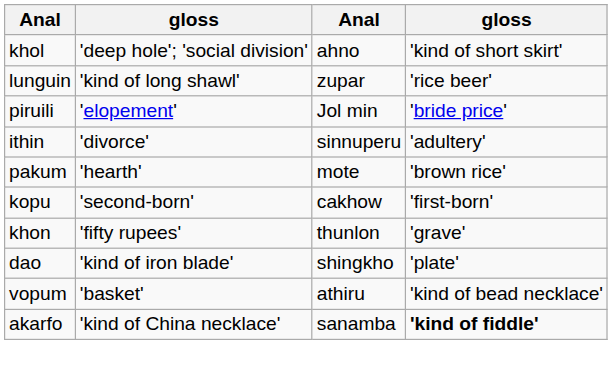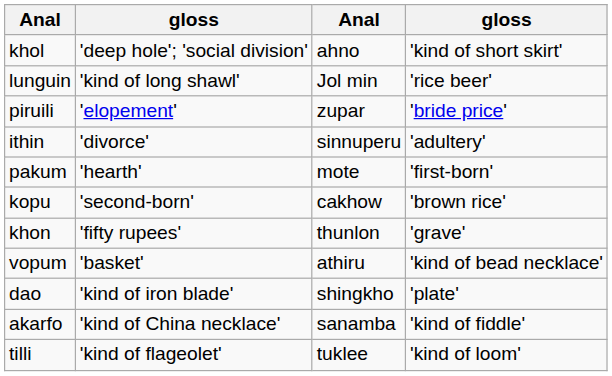(341, 80) zupar -> (347, 80) Jol min
(347, 111) Jol min -> (341, 111) zupar
(458, 171) 'brown rice' -> (452, 171) 'first-born'
(452, 202) 'first-born' -> (458, 202) 'brown rice'
rows swapped: (25, 263) <-> (38, 293)
(474, 324) bold -> (468, 324) normal
+ row: (20, 354)
